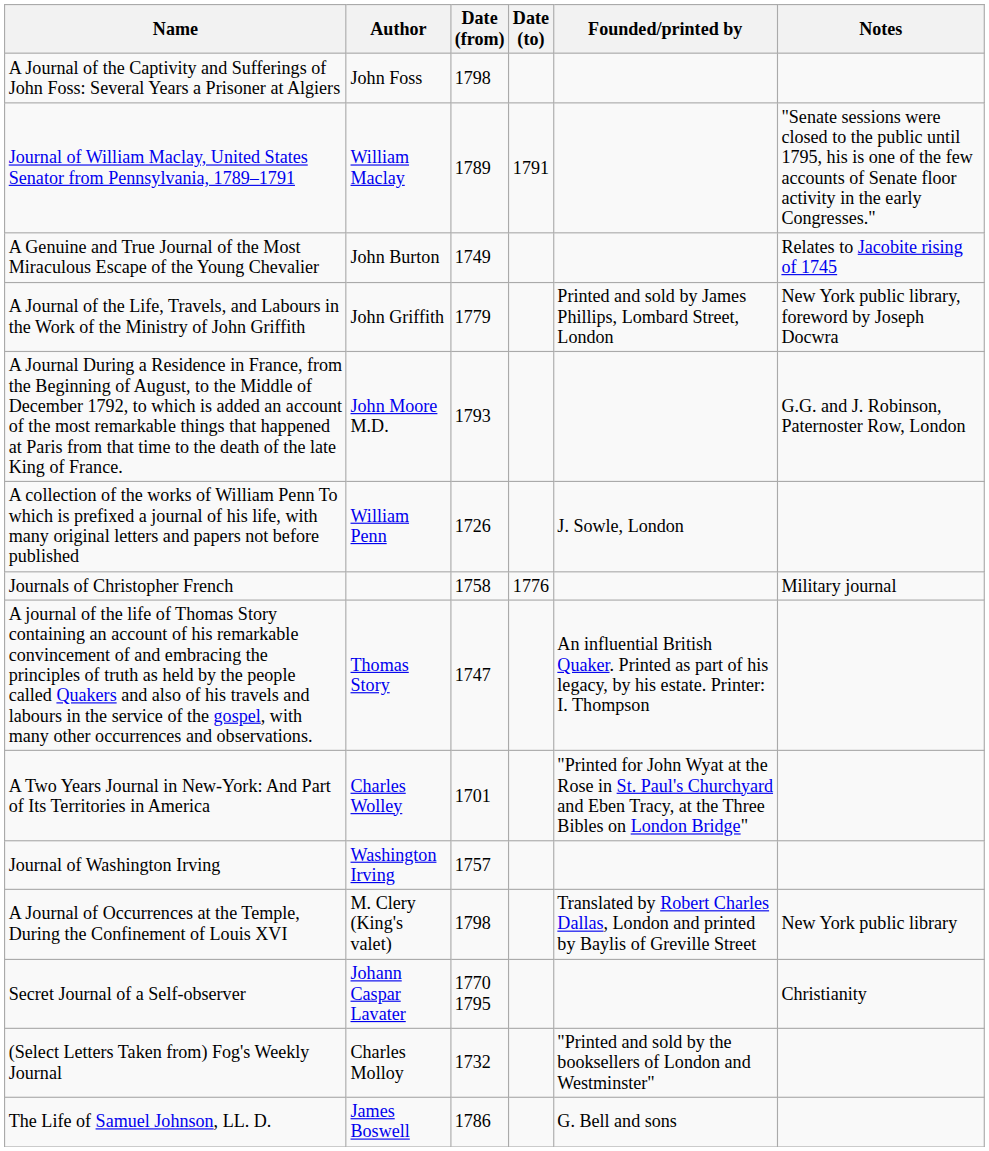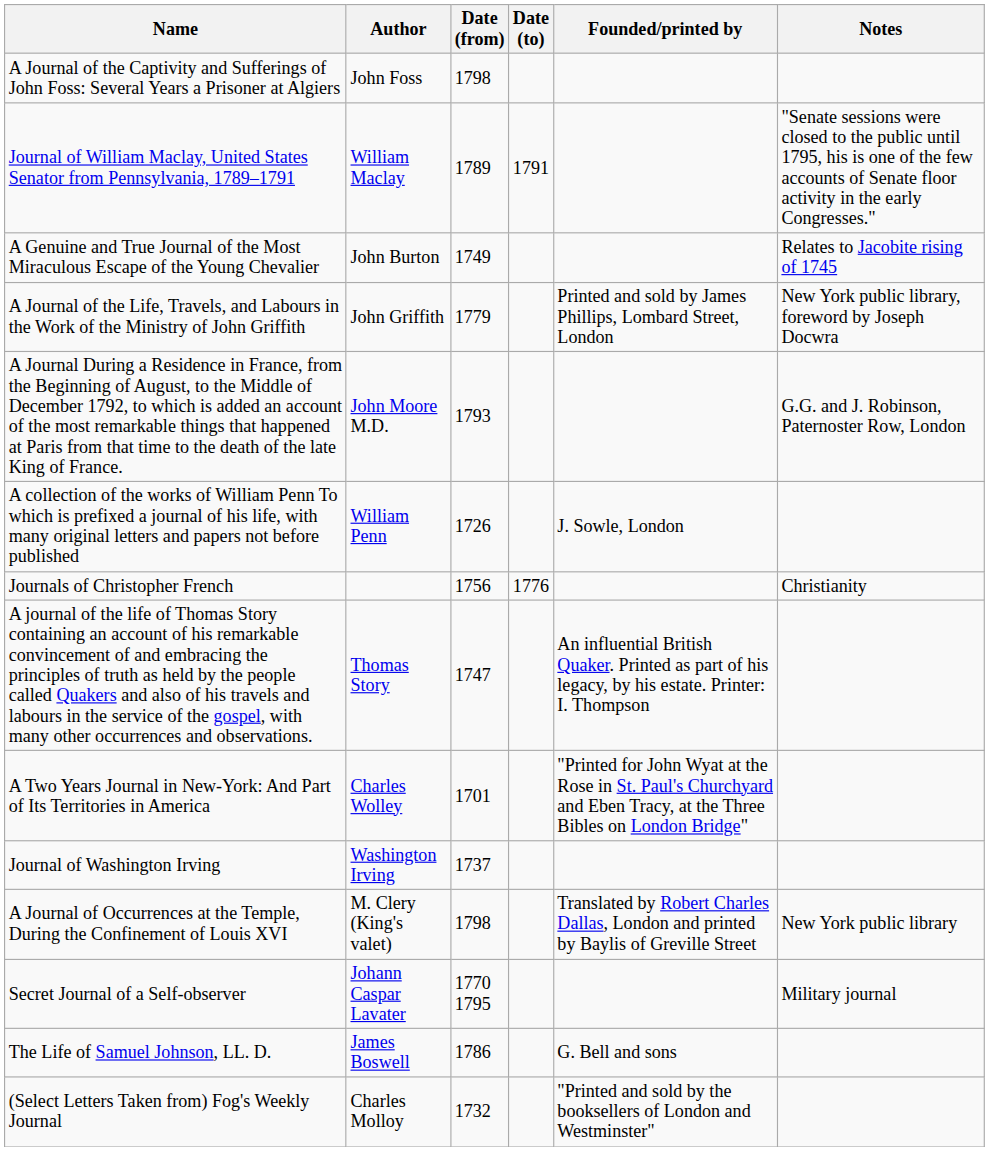(473, 585) 1758 -> (473, 585) 1756
(839, 585) Military journal -> (824, 585) Christianity
(473, 864) 1757 -> (473, 864) 1737
(824, 993) Christianity -> (839, 993) Military journal
rows swapped: (140, 1121) <-> (159, 1062)
